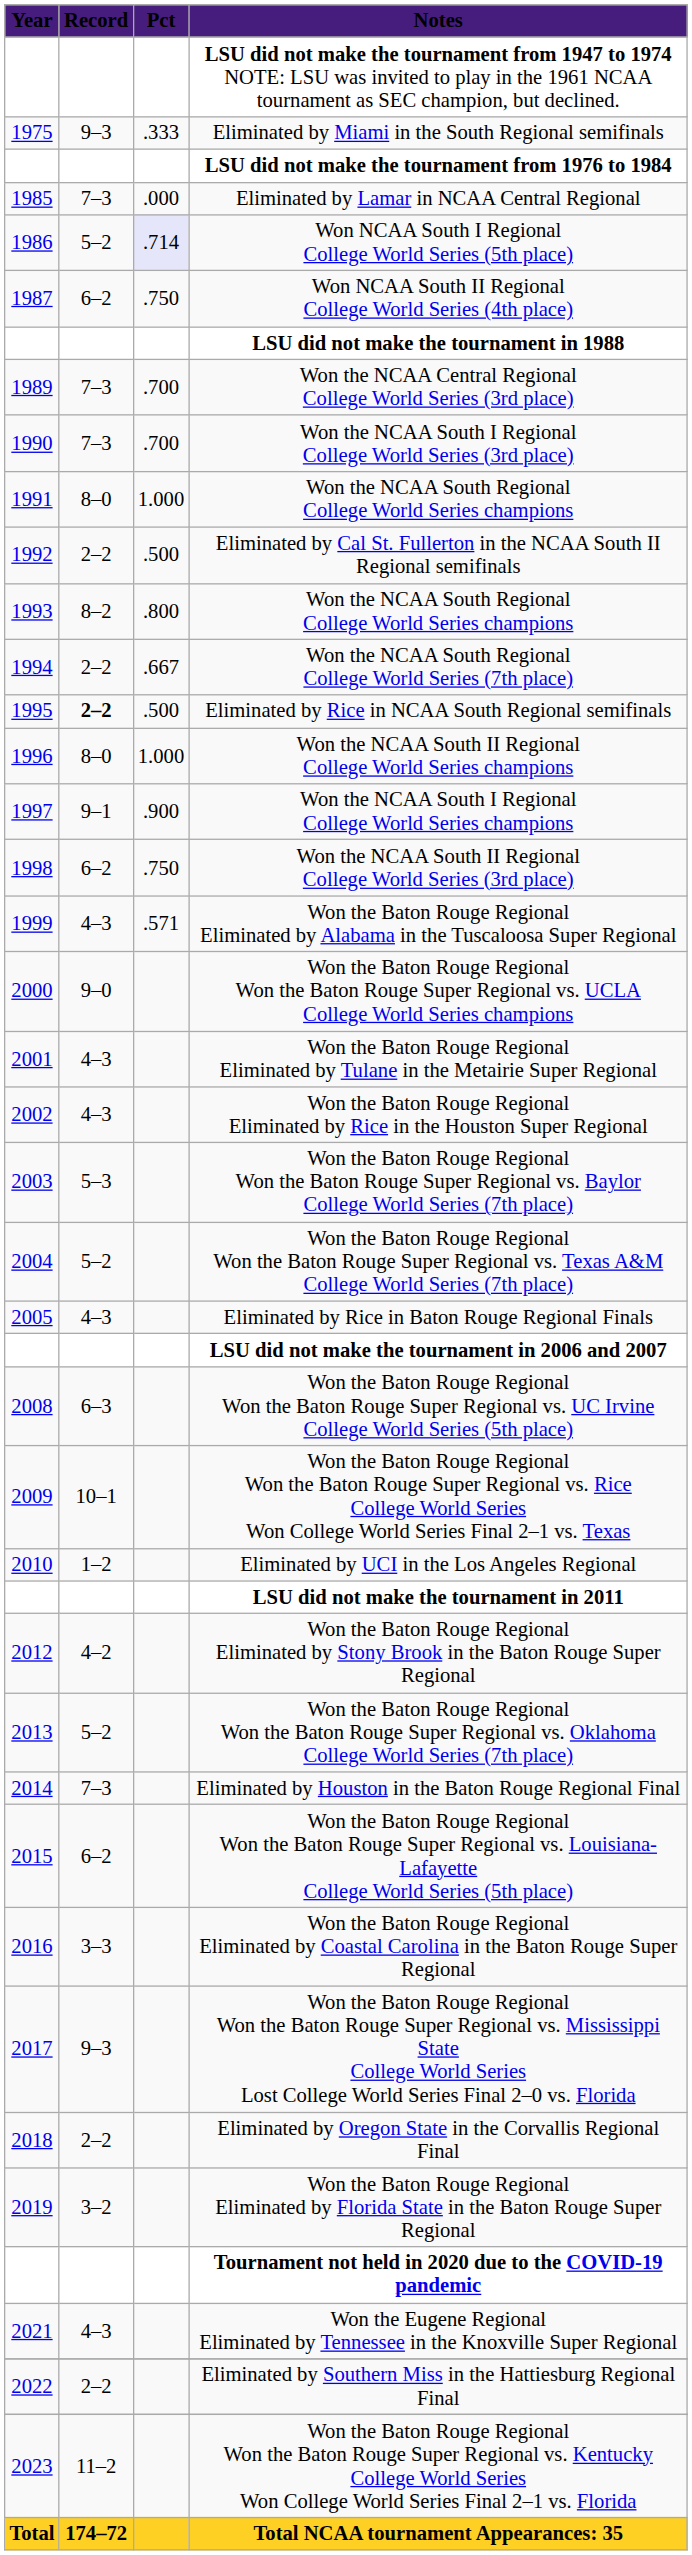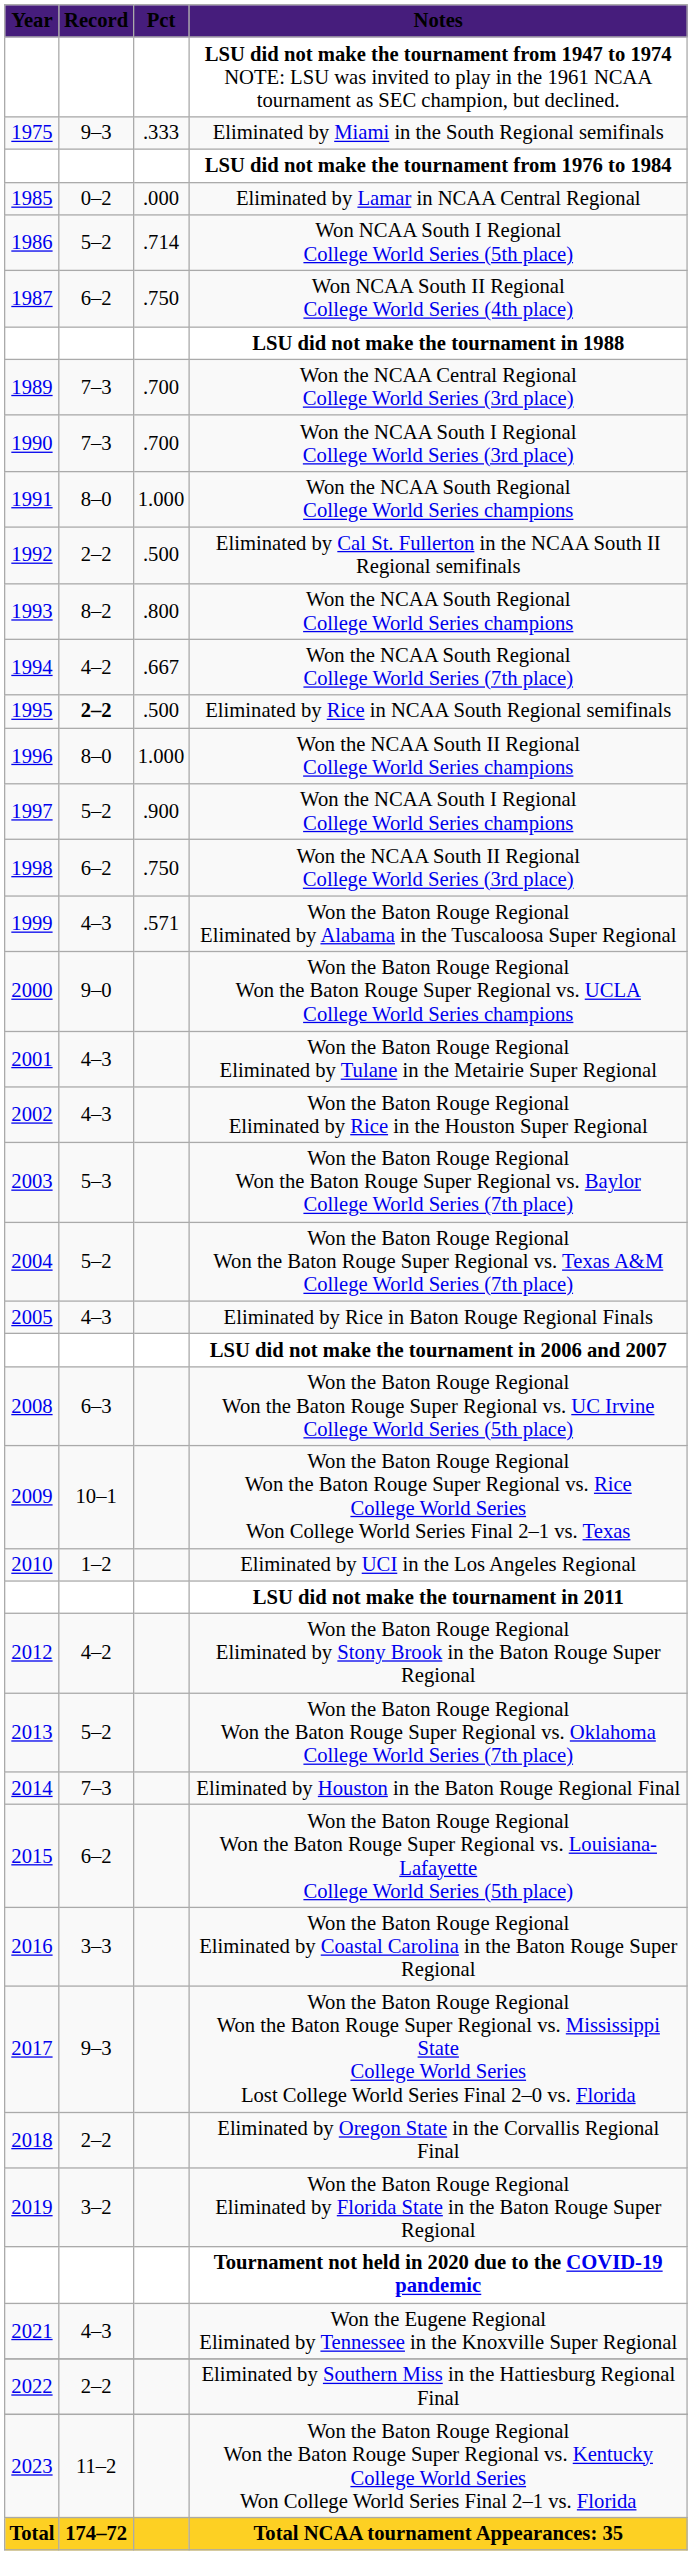(96, 198) 7–3 -> (96, 198) 0–2
(161, 242) lavender background -> (161, 242) no background
(96, 666) 2–2 -> (96, 666) 4–2
(96, 811) 9–1 -> (96, 811) 5–2
